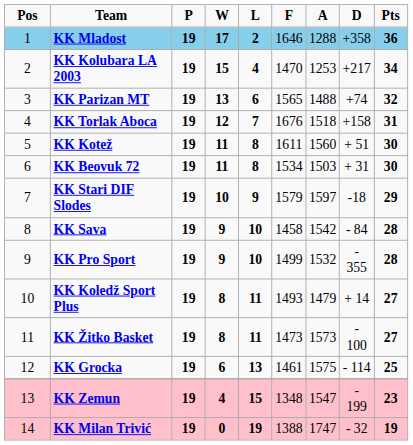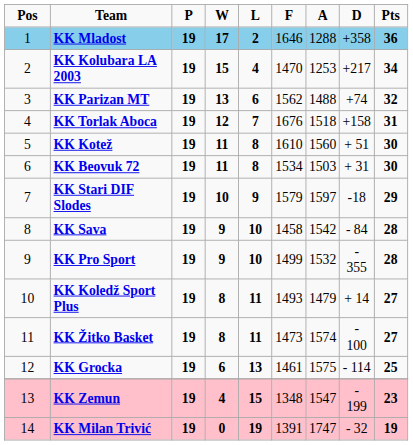(289, 99) 1565 -> (289, 99) 1562
(289, 144) 1611 -> (289, 144) 1610
(323, 336) 1573 -> (323, 336) 1574
(289, 428) 1388 -> (289, 428) 1391
